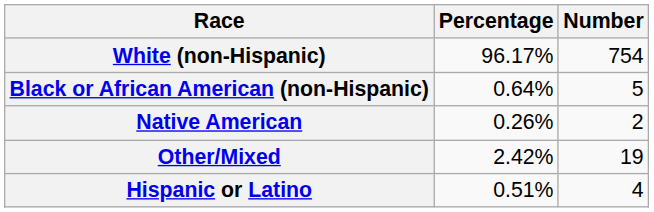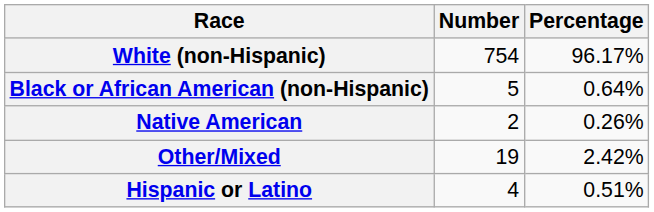columns swapped: (604, 21) <-> (496, 21)
